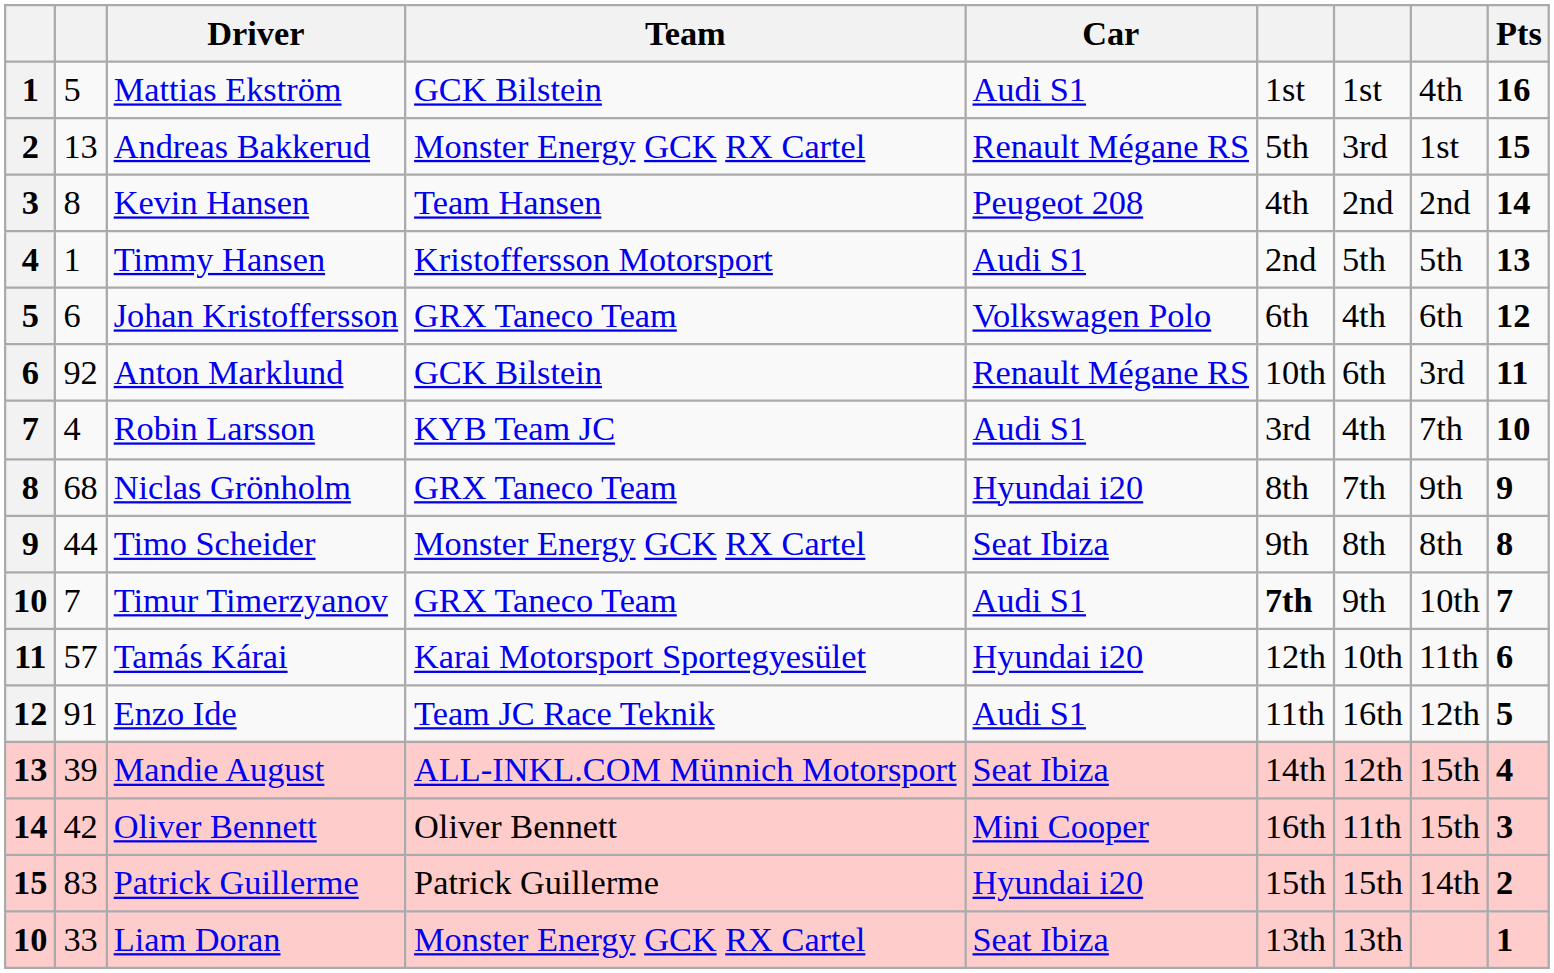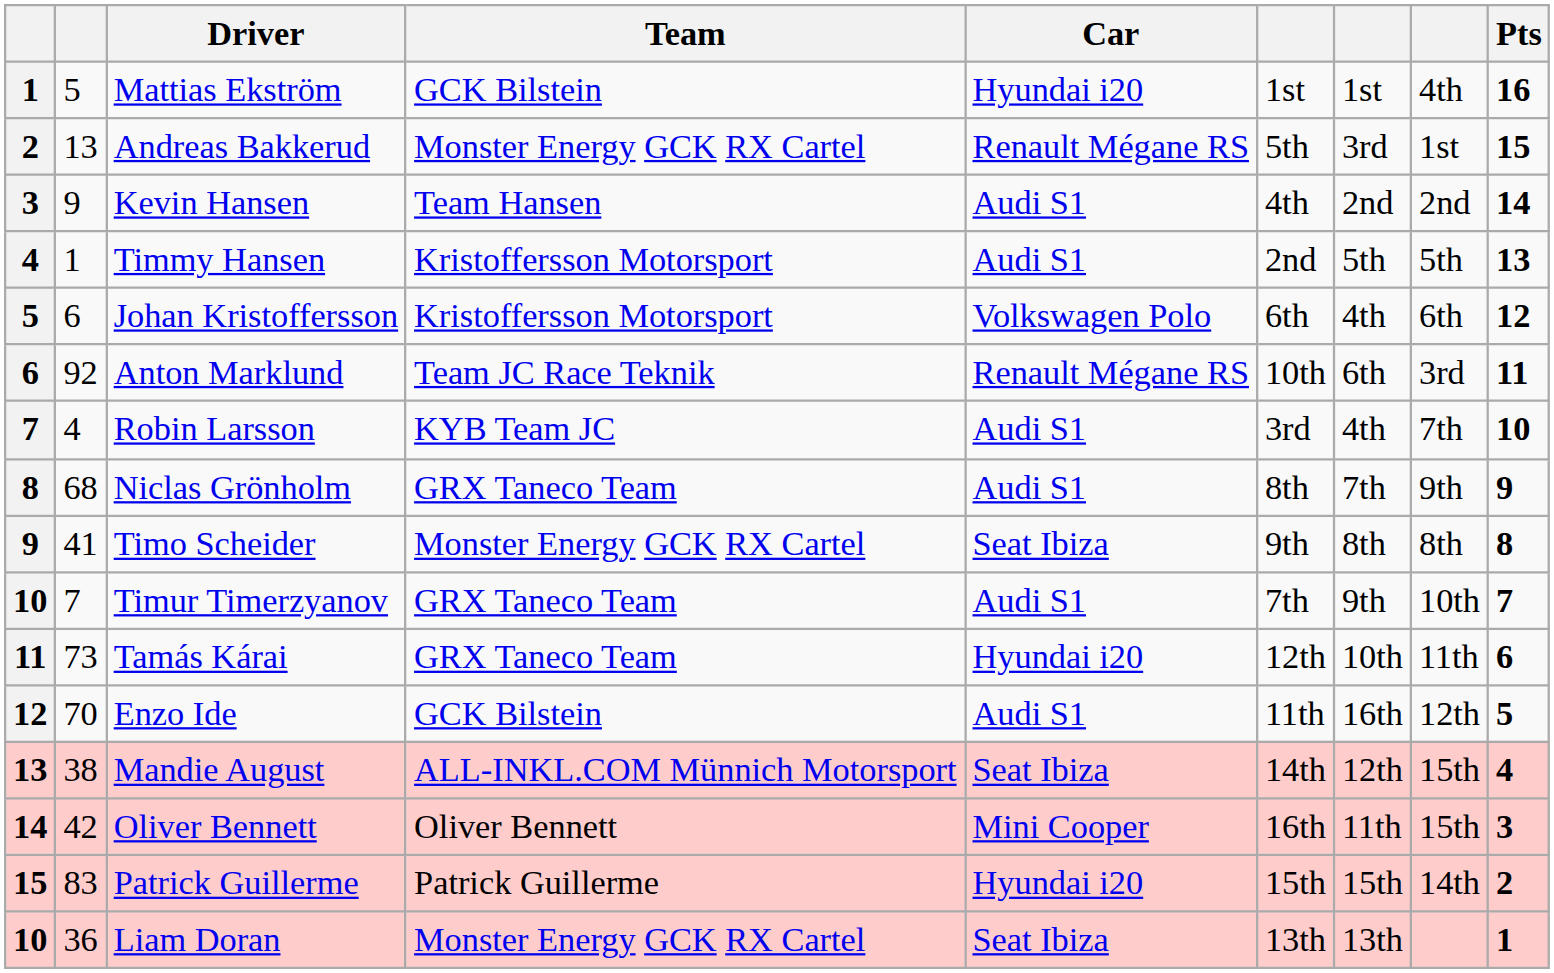(1029, 89) Audi S1 -> (1058, 89) Hyundai i20
(72, 202) 8 -> (72, 202) 9
(1058, 202) Peugeot 208 -> (1029, 202) Audi S1
(545, 316) GRX Taneco Team -> (593, 316) Kristoffersson Motorsport
(508, 372) GCK Bilstein -> (564, 372) Team JC Race Teknik
(1058, 486) Hyundai i20 -> (1029, 486) Audi S1
(81, 542) 44 -> (81, 542) 41
(1289, 599) bold -> (1287, 599) normal
(81, 656) 57 -> (81, 656) 73
(640, 656) Karai Motorsport Sportegyesület -> (545, 656) GRX Taneco Team
(81, 712) 91 -> (81, 712) 70
(564, 712) Team JC Race Teknik -> (508, 712) GCK Bilstein
(81, 769) 39 -> (81, 769) 38
(81, 939) 33 -> (81, 939) 36
